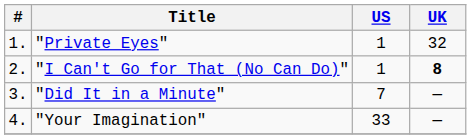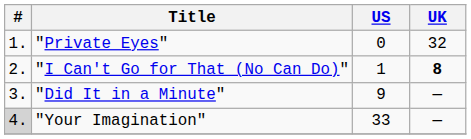(381, 43) 1 -> (381, 43) 0
(381, 95) 7 -> (381, 95) 9
(18, 121) no background -> (18, 121) lightgrey background
